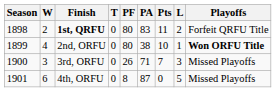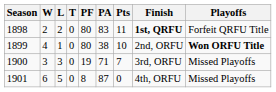columns swapped: (180, 12) <-> (82, 12)
(128, 62) 26 -> (86, 62) 19
